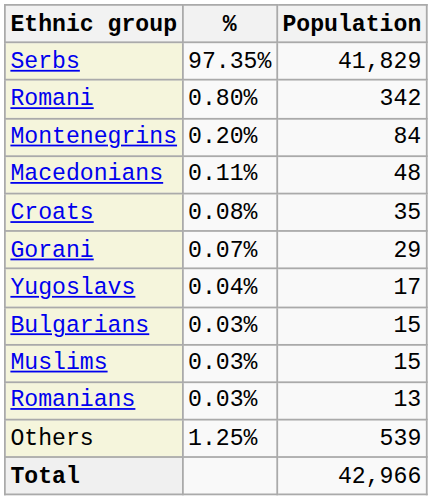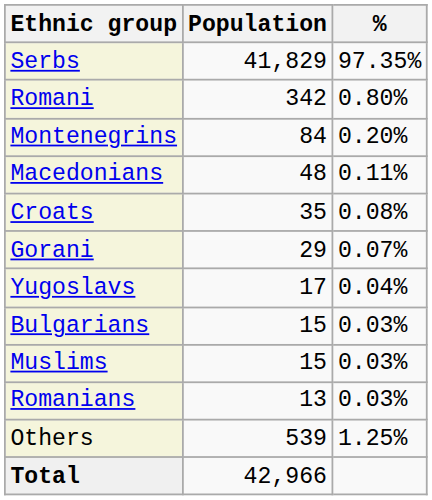columns swapped: (352, 24) <-> (230, 24)
